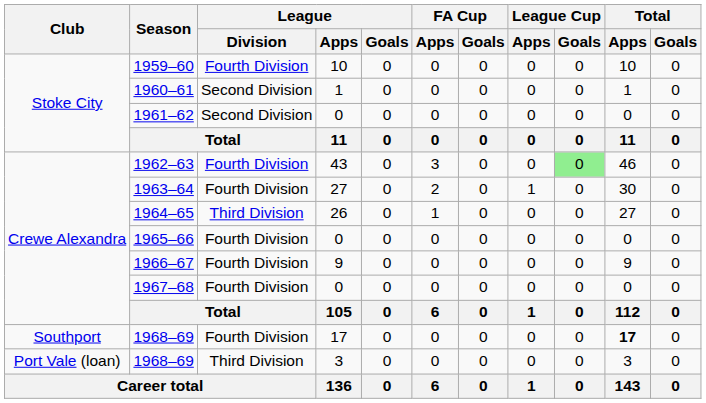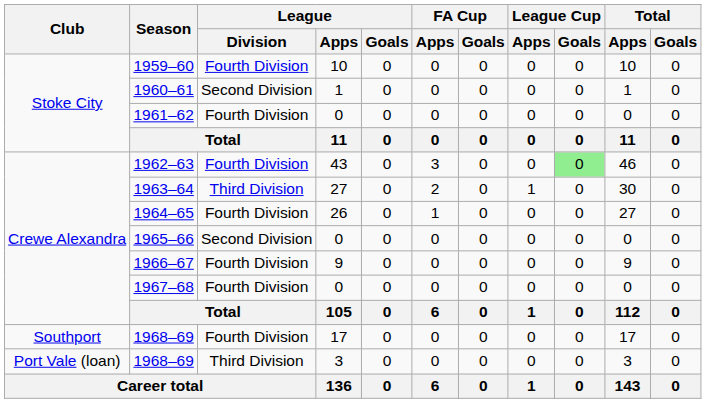(257, 115) Second Division -> (257, 115) Fourth Division
(257, 189) Fourth Division -> (257, 189) Third Division
(257, 213) Third Division -> (257, 213) Fourth Division
(257, 238) Fourth Division -> (257, 238) Second Division
(628, 336) bold -> (628, 336) normal
